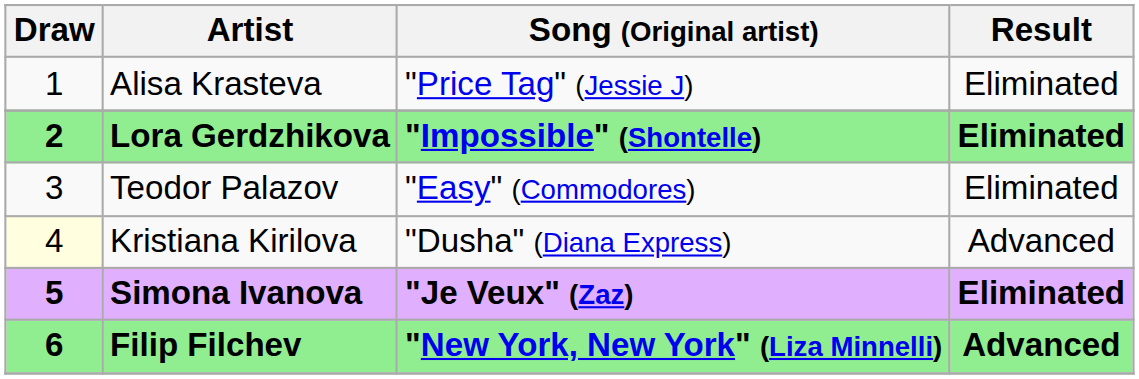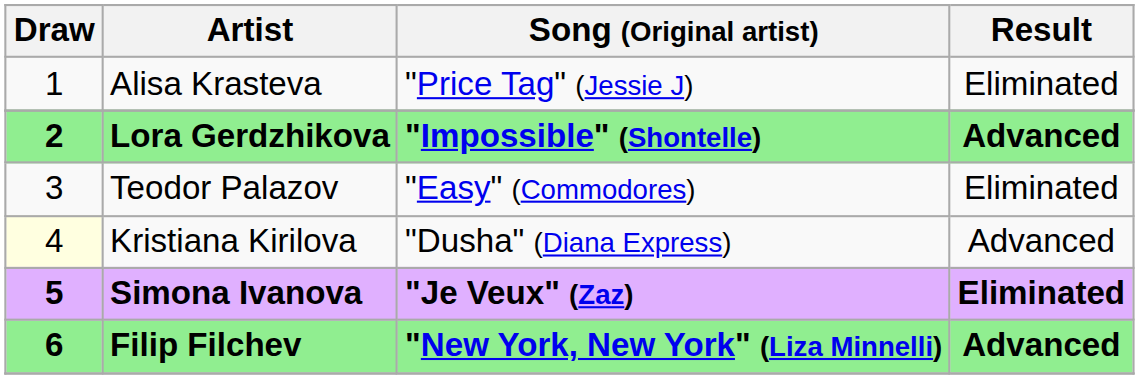(1041, 135) Eliminated -> (1041, 135) Advanced
